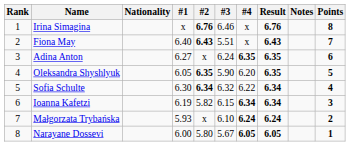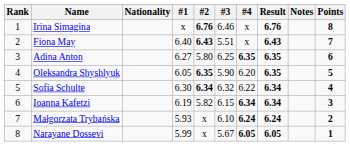(204, 57) x -> (204, 57) 5.80
(226, 57) 6.24 -> (226, 57) 6.25
(183, 133) 6.00 -> (183, 133) 5.99
(204, 133) 5.80 -> (204, 133) x
